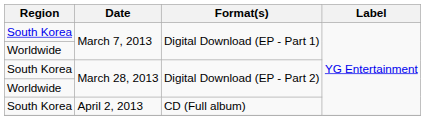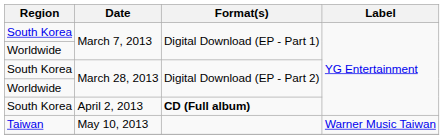(205, 106) normal -> (207, 106) bold
+ row: (25, 124)
